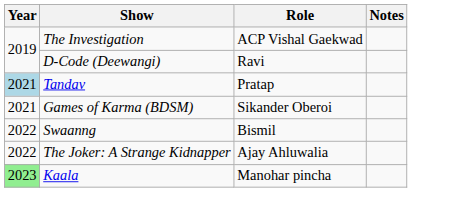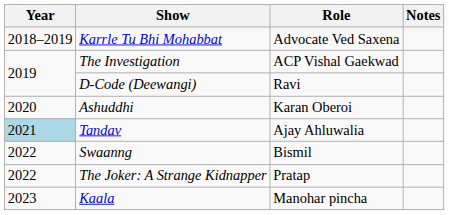+ row: (151, 38)
+ row: (106, 107)
(256, 84) Pratap -> (319, 130) Ajay Ahluwalia
- row: (118, 107)
(283, 152) Ajay Ahluwalia -> (292, 175) Pratap
(22, 175) lightgreen background -> (22, 198) no background
